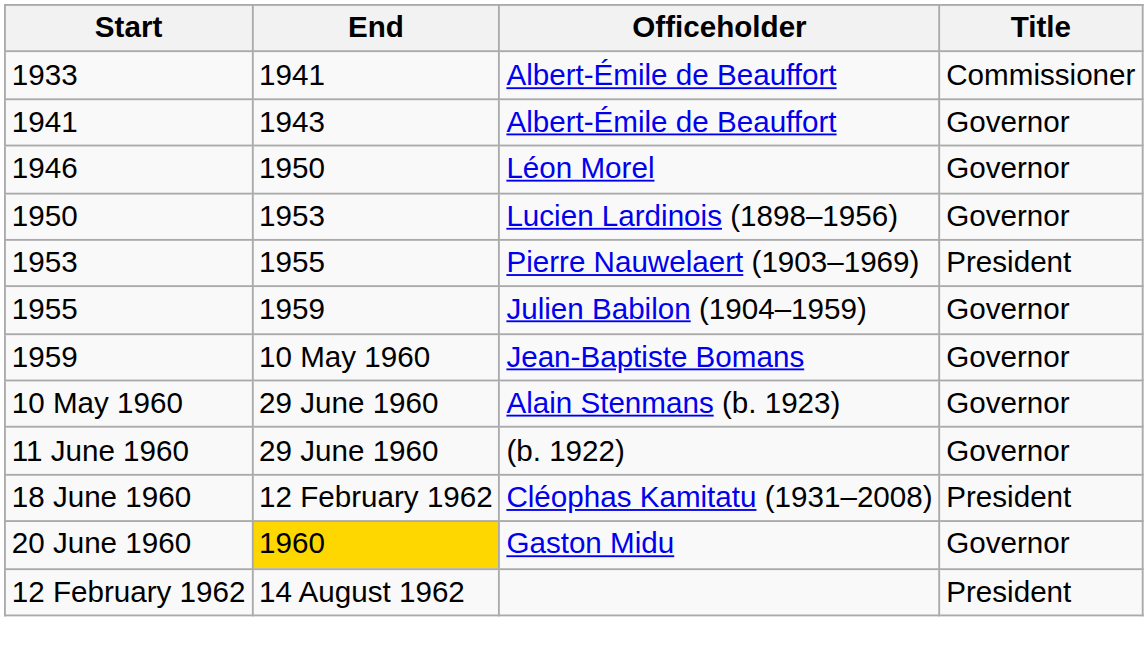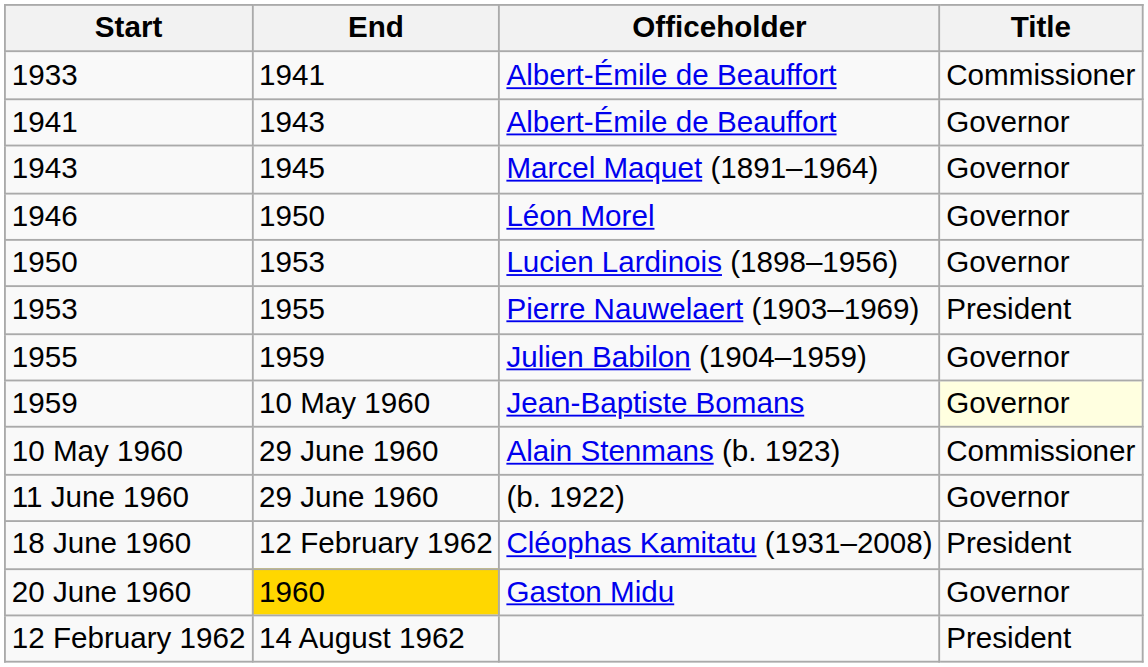+ row: (45, 168)
(1008, 356) no background -> (1008, 403) lightyellow background
(1008, 403) Governor -> (1041, 450) Commissioner
